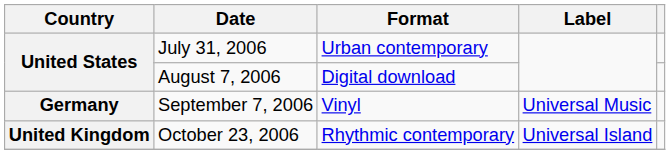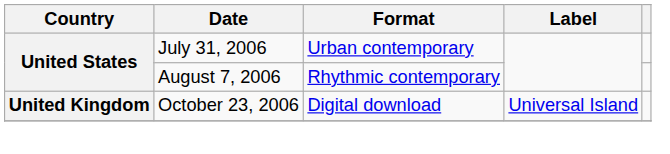(389, 76) Digital download -> (404, 76) Rhythmic contemporary
- row: (236, 105)
(418, 134) Rhythmic contemporary -> (374, 105) Digital download
